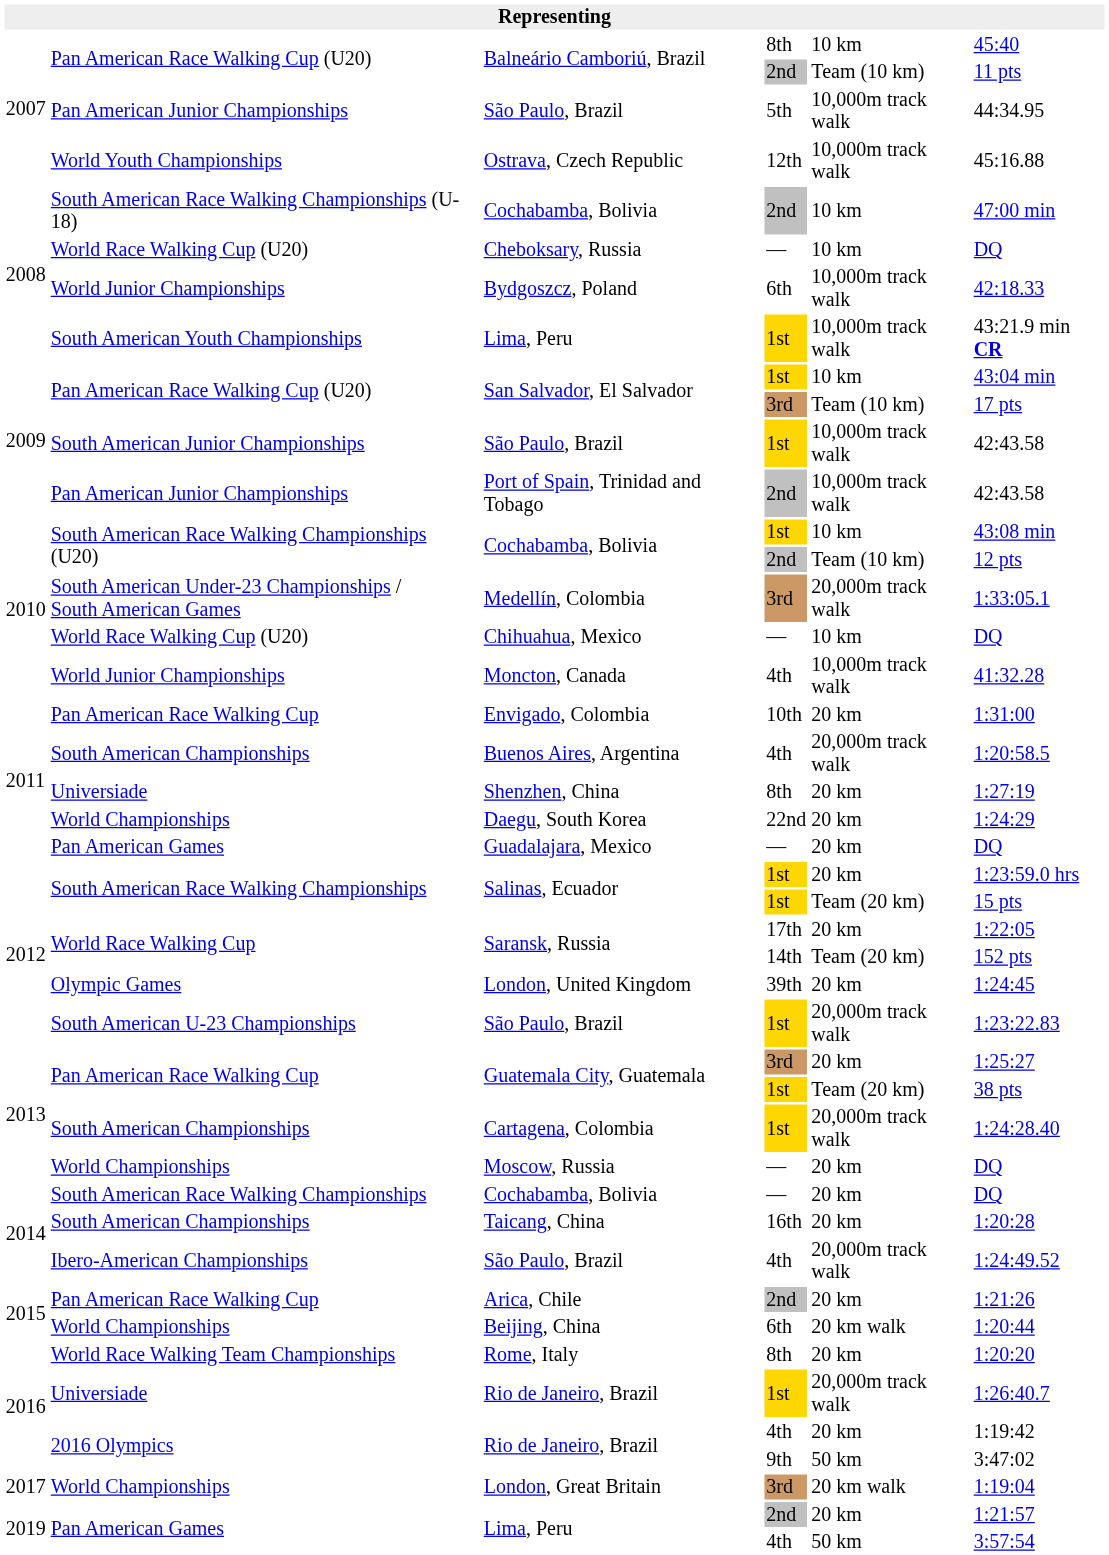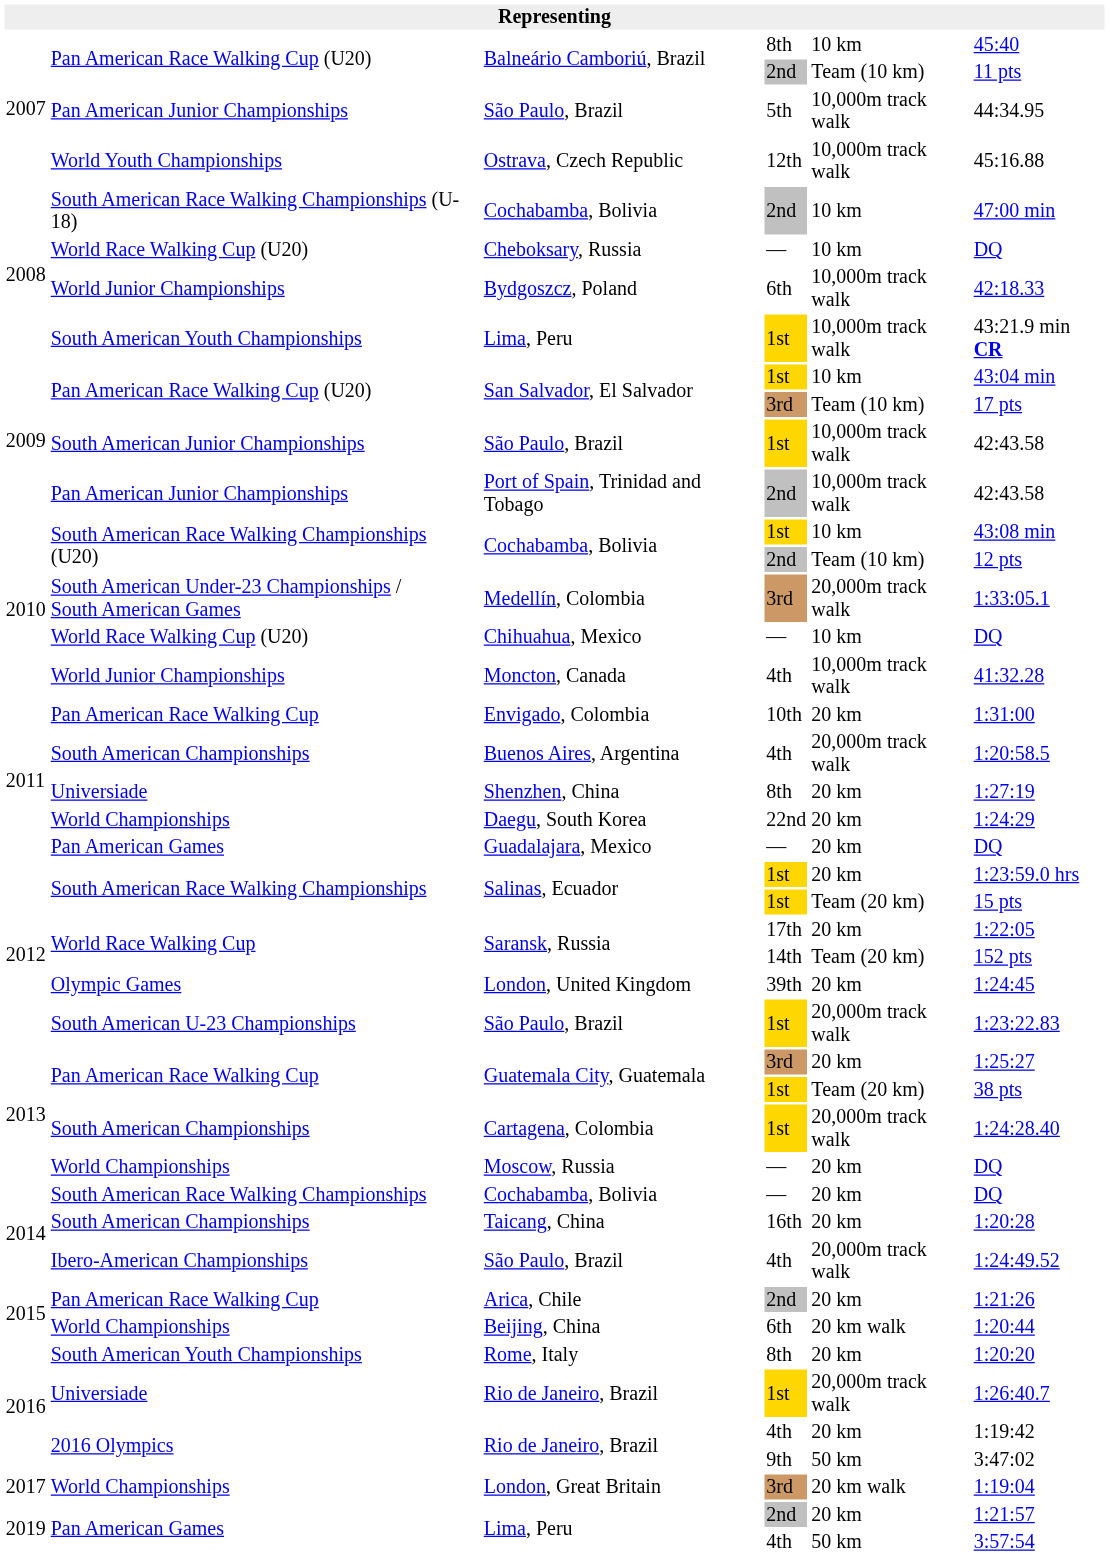(223, 1354) World Race Walking Team Championships -> (206, 1354) South American Youth Championships
